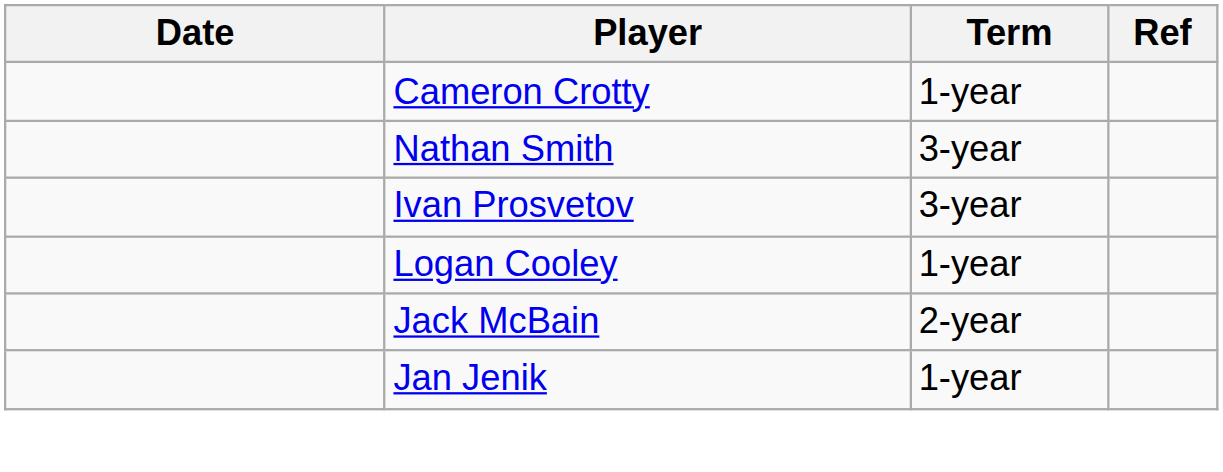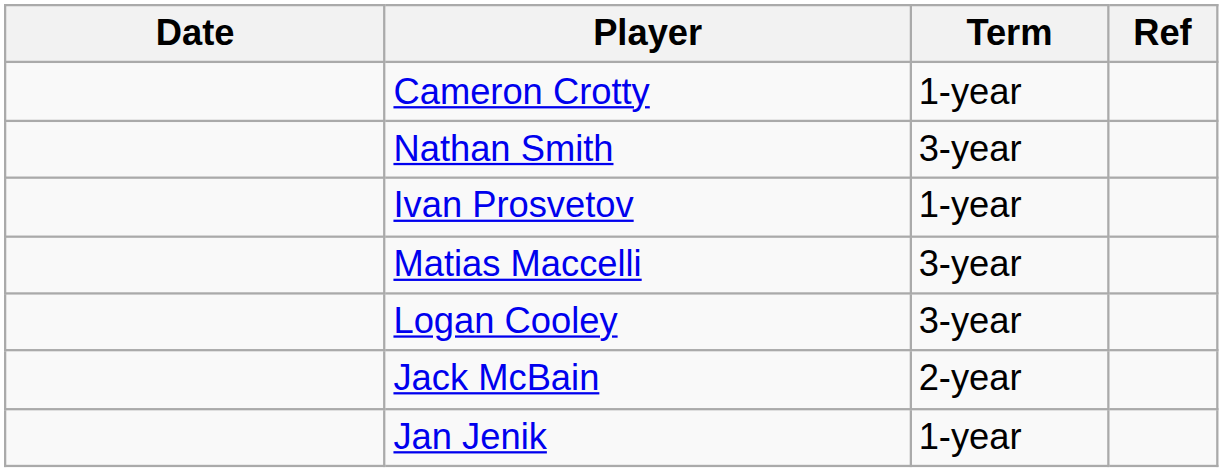(970, 206) 3-year -> (970, 206) 1-year
+ row: (518, 263)
(970, 263) 1-year -> (970, 321) 3-year
